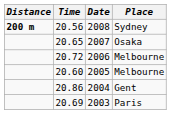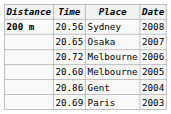columns swapped: (139, 12) <-> (99, 12)
